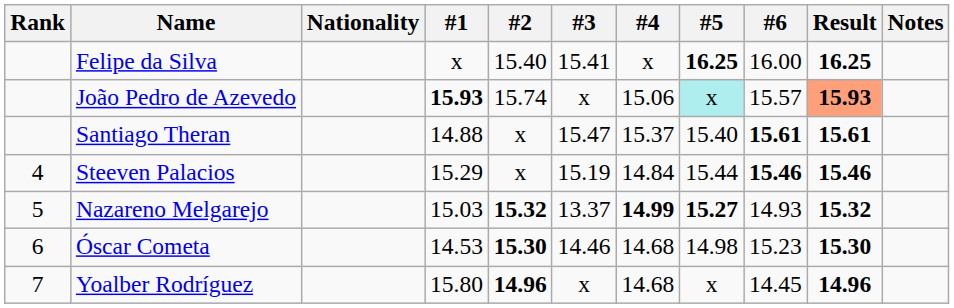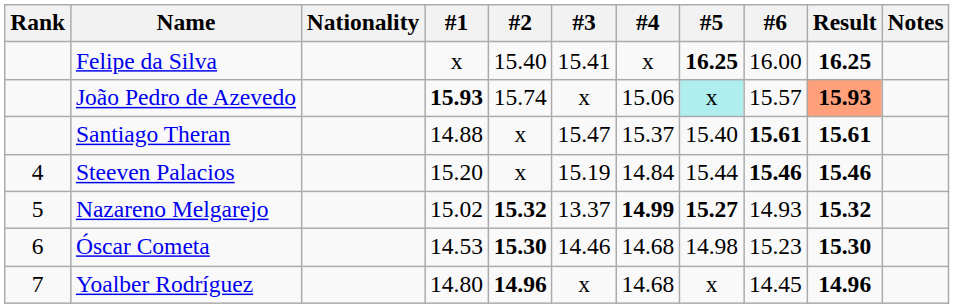(457, 172) 15.29 -> (457, 172) 15.20
(457, 209) 15.03 -> (457, 209) 15.02
(457, 284) 15.80 -> (457, 284) 14.80
